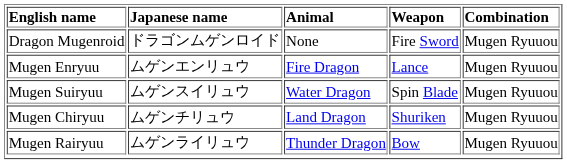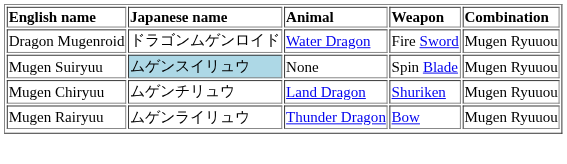(302, 41) None -> (328, 41) Water Dragon
- row: (54, 66)
(190, 91) no background -> (190, 66) lightblue background
(328, 91) Water Dragon -> (302, 66) None
